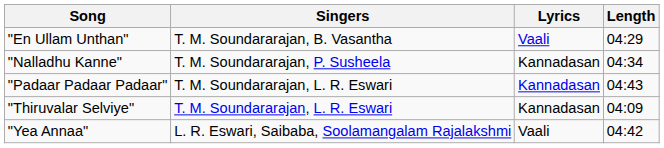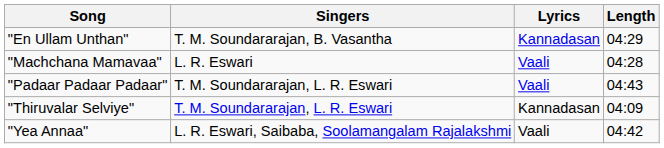(534, 39) Vaali -> (559, 39) Kannadasan
+ row: (85, 62)
- row: (65, 62)
(559, 86) Kannadasan -> (534, 86) Vaali
